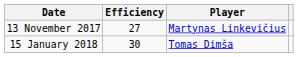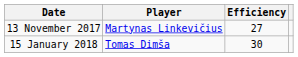columns swapped: (227, 12) <-> (135, 12)
